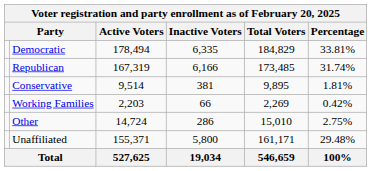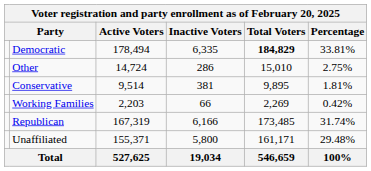(276, 49) normal -> (276, 49) bold
rows swapped: (38, 67) <-> (25, 121)
